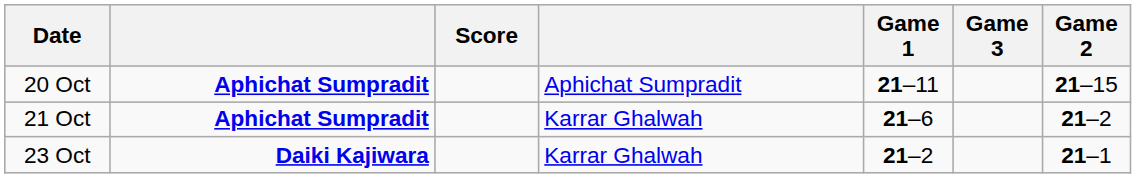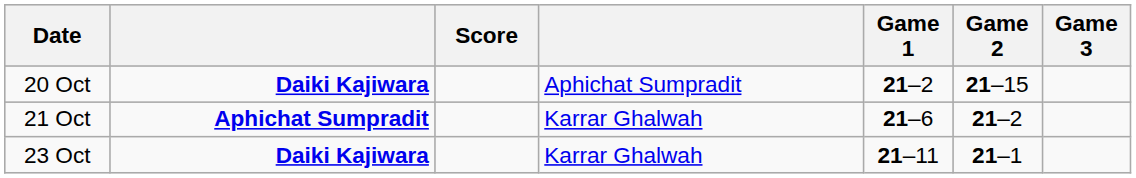columns swapped: (1086, 36) <-> (997, 36)
(322, 84) Aphichat Sumpradit -> (352, 84) Daiki Kajiwara
(908, 84) 21–11 -> (908, 84) 21–2
(908, 155) 21–2 -> (908, 155) 21–11
